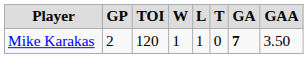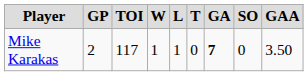+ column: (248, 16)
(147, 41) 120 -> (127, 49) 117
